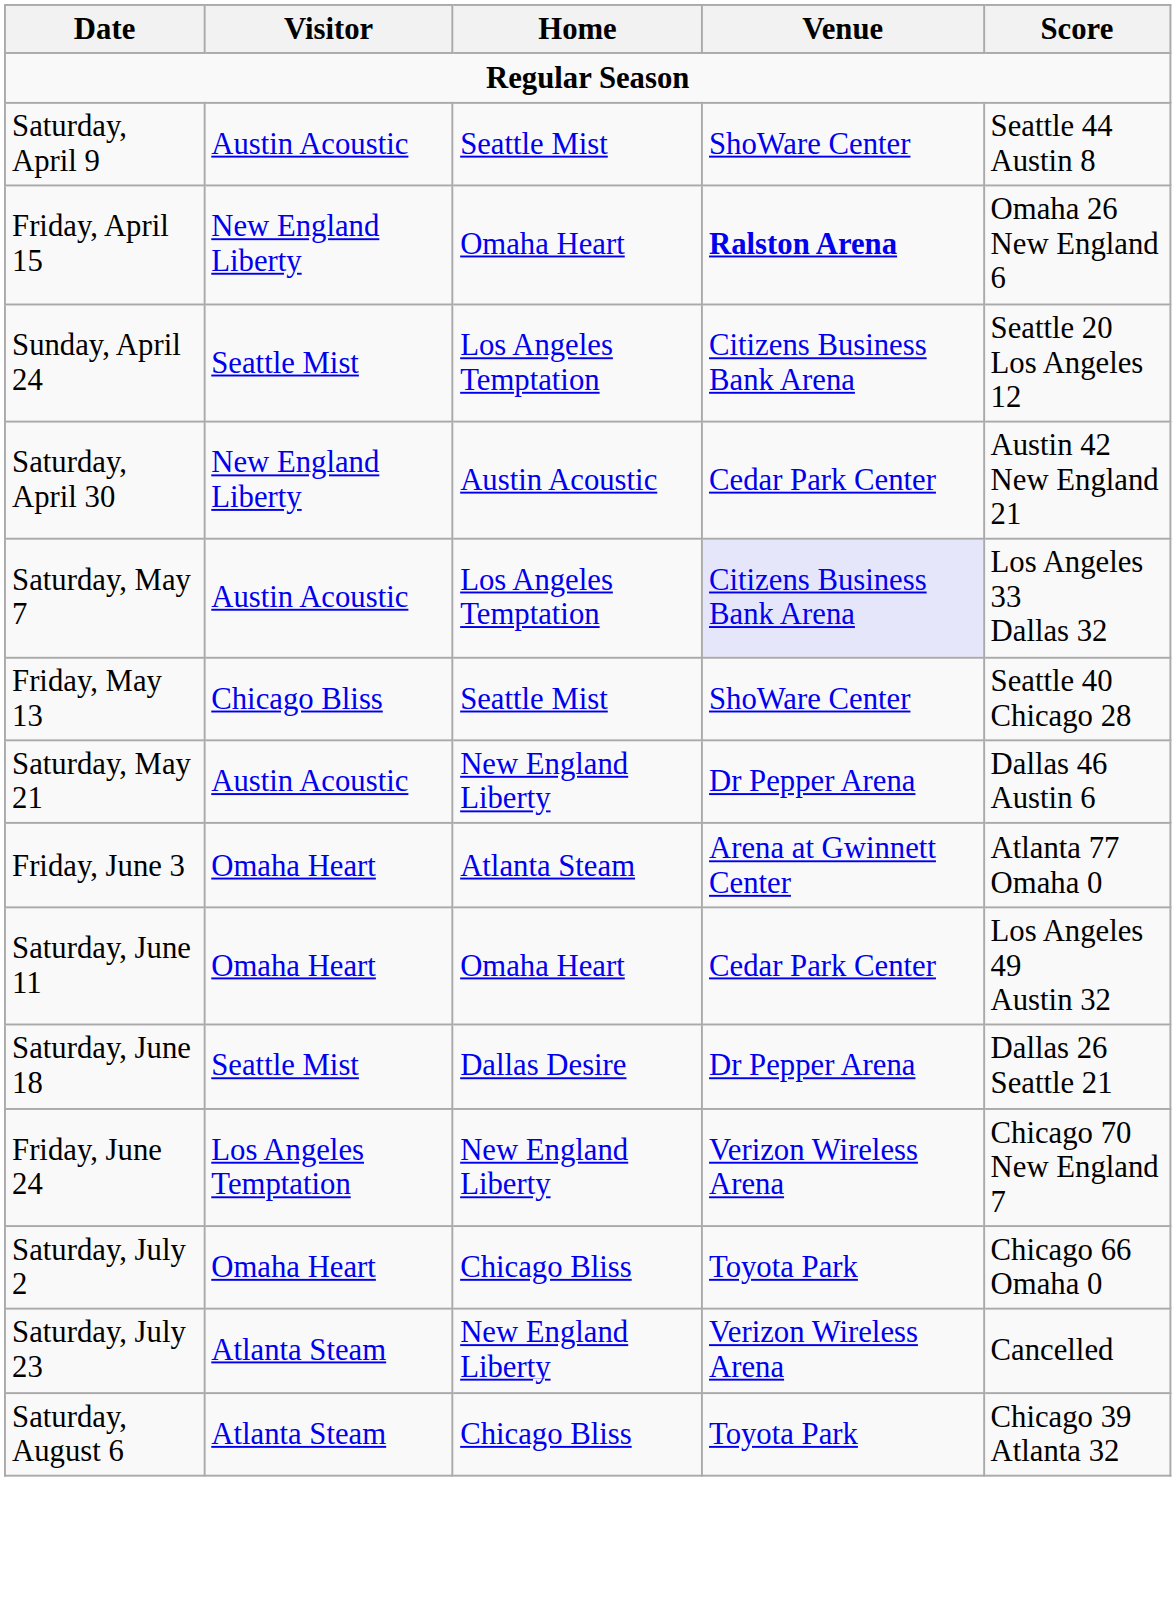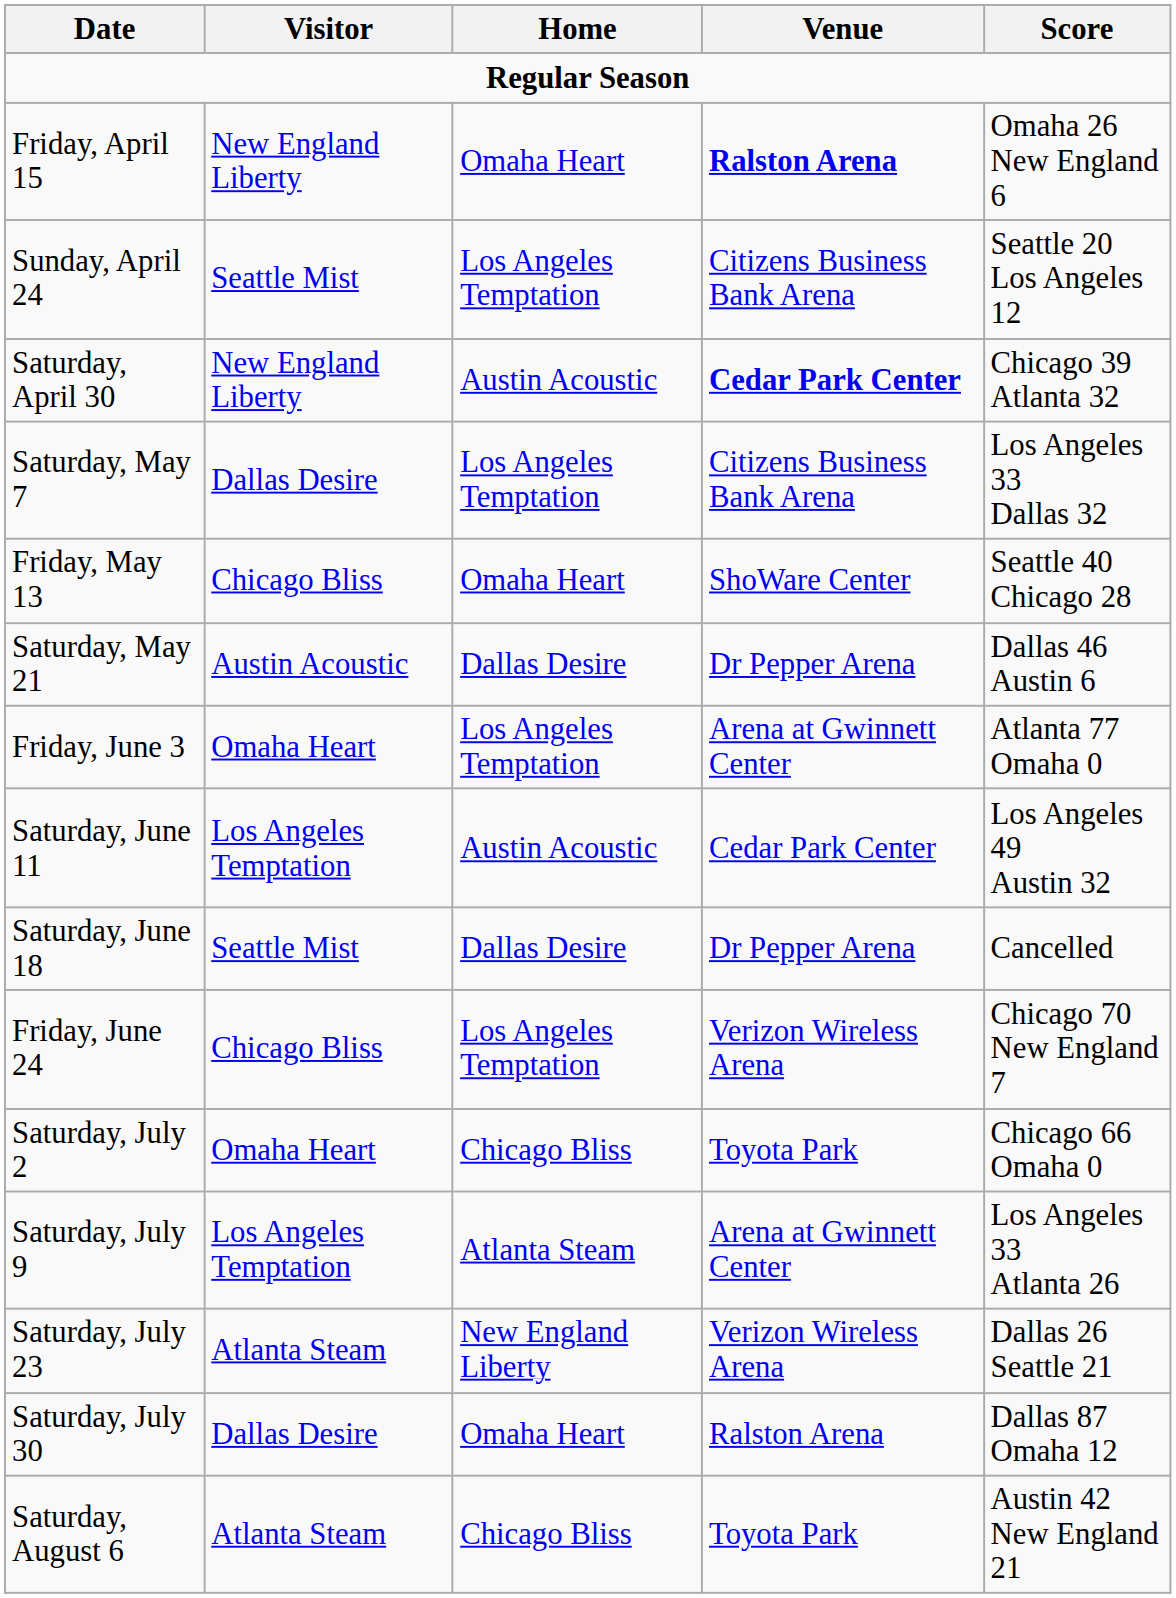- row: (69, 143)
(822, 479) normal -> (835, 379) bold
(1075, 479) Austin 42 New England 21 -> (1061, 379) Chicago 39 Atlanta 32
(310, 597) Austin Acoustic -> (294, 479) Dallas Desire
(818, 597) lavender background -> (818, 479) no background
(534, 698) Seattle Mist -> (542, 580) Omaha Heart
(544, 781) New England Liberty -> (543, 663) Dallas Desire
(548, 864) Atlanta Steam -> (537, 746) Los Angeles Temptation
(294, 965) Omaha Heart -> (288, 847) Los Angeles Temptation
(542, 965) Omaha Heart -> (559, 847) Austin Acoustic
(1052, 1065) Dallas 26 Seattle 21 -> (1052, 948) Cancelled
(288, 1166) Los Angeles Temptation -> (297, 1048) Chicago Bliss
(544, 1166) New England Liberty -> (537, 1048) Los Angeles Temptation
+ row: (99, 1249)
(1052, 1350) Cancelled -> (1052, 1350) Dallas 26 Seattle 21
+ row: (99, 1433)
(1061, 1433) Chicago 39 Atlanta 32 -> (1075, 1534) Austin 42 New England 21
